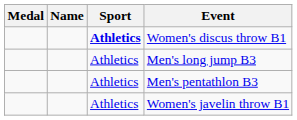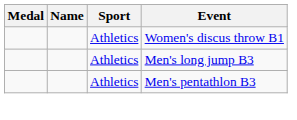(115, 38) bold -> (114, 38) normal
- row: (218, 104)
